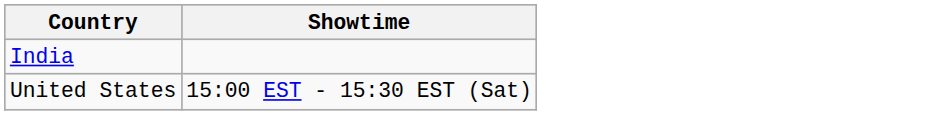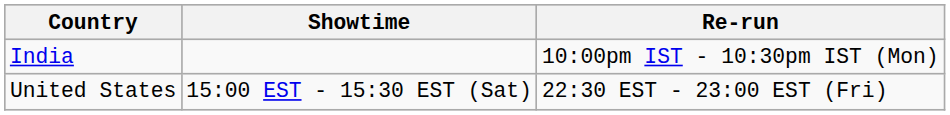+ column: (740, 22)
